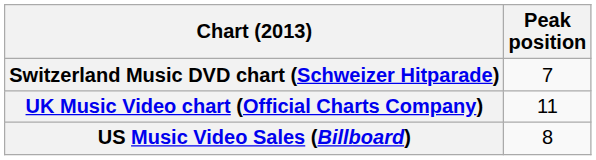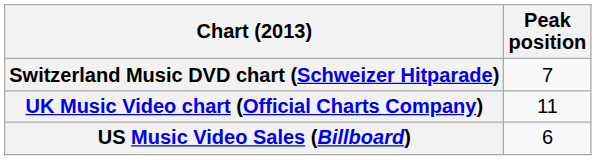(547, 138) 8 -> (547, 138) 6
